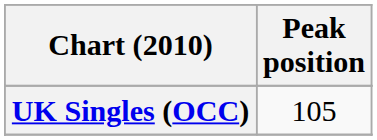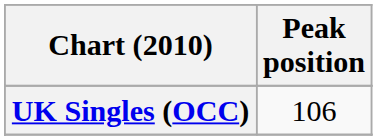(314, 109) 105 -> (314, 109) 106
